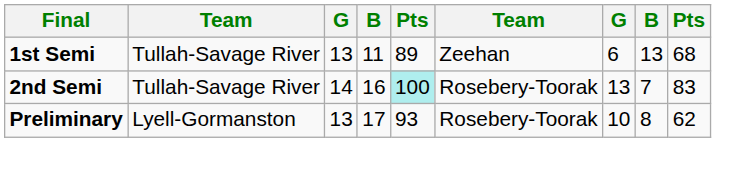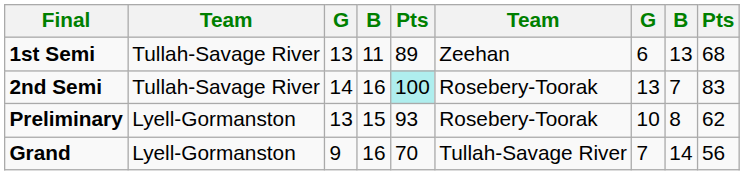(374, 119) 17 -> (374, 119) 15
+ row: (40, 152)
